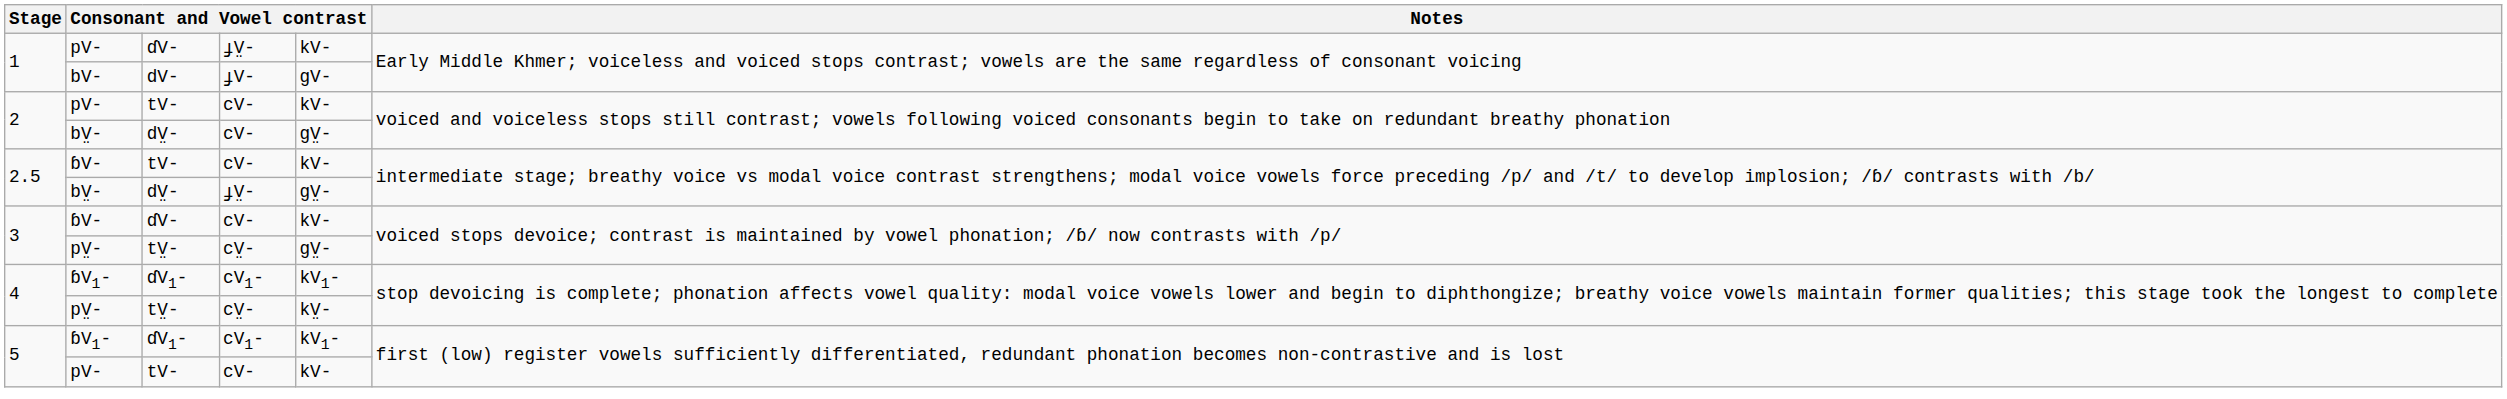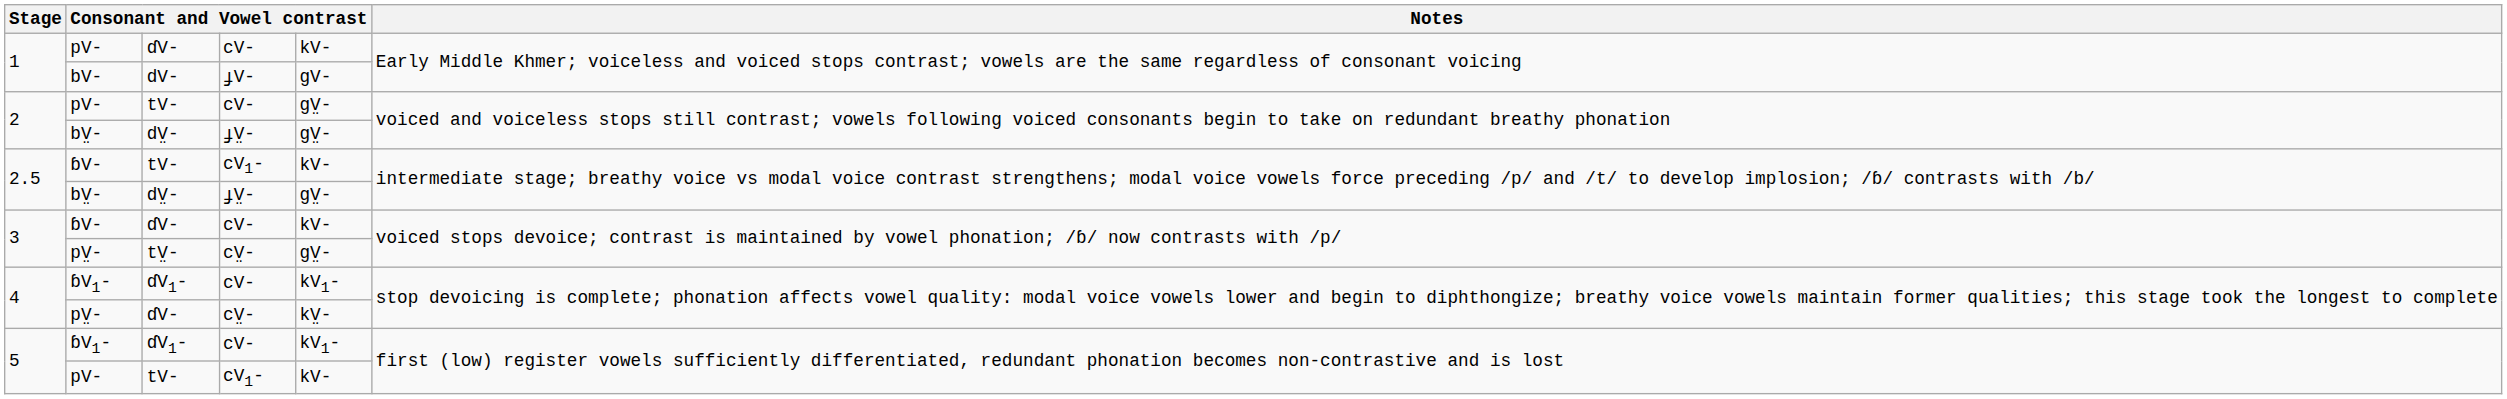(239, 48) ɟV̤- -> (239, 48) cV-
(315, 106) kV- -> (315, 106) ɡV̤-
(239, 134) cV- -> (239, 134) ɟV̤-
(239, 163) cV- -> (243, 165) cV1-
(243, 280) cV1- -> (239, 284) cV-
(163, 311) tV̤- -> (163, 314) ɗV-
(243, 341) cV1- -> (239, 345) cV-
(239, 372) cV- -> (243, 377) cV1-
